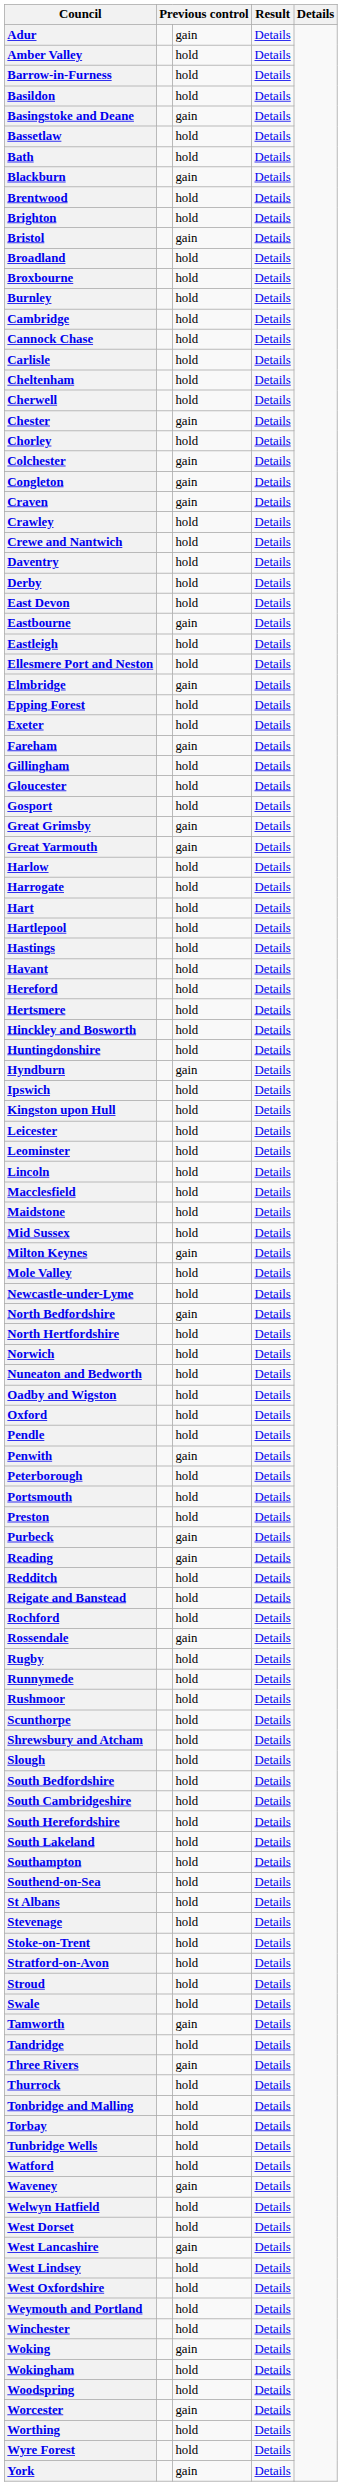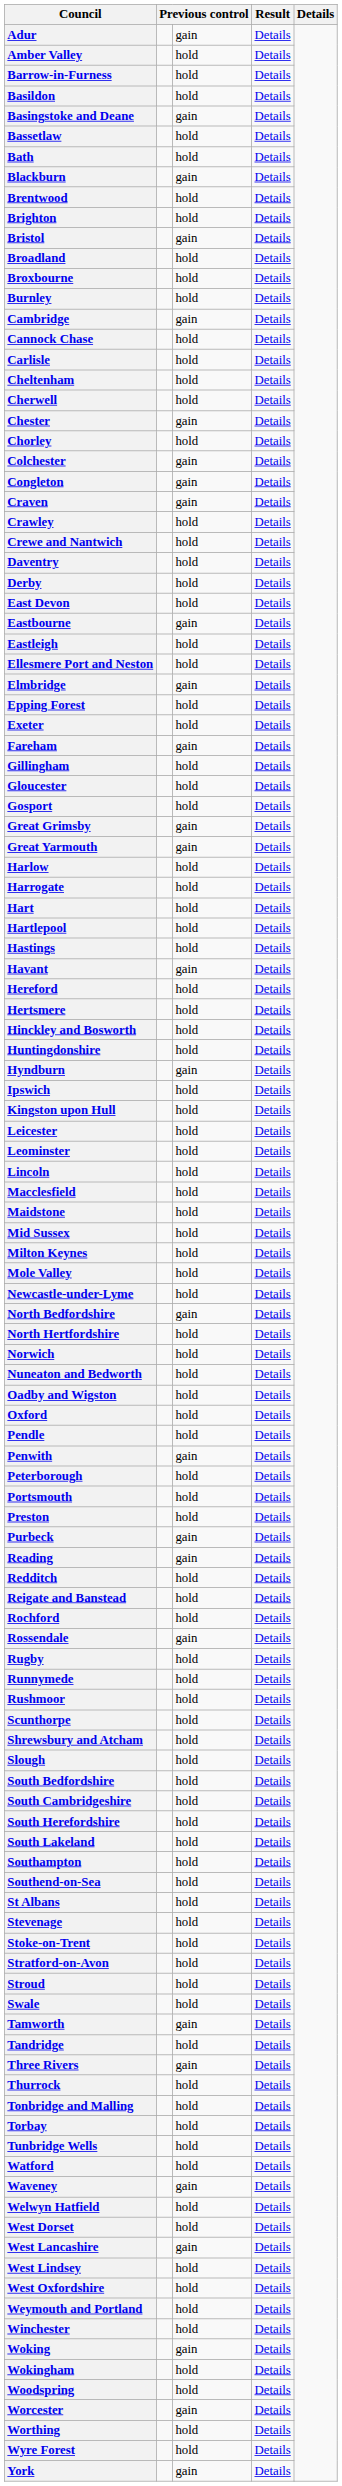(187, 319) hold -> (186, 319) gain
(187, 968) hold -> (186, 968) gain
(186, 1252) gain -> (187, 1252) hold
